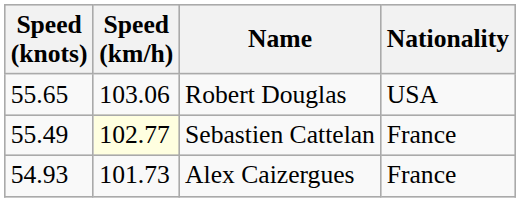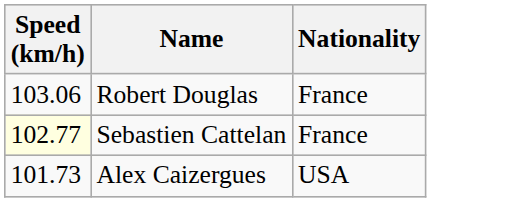- column: (49, 39)
(412, 94) USA -> (333, 94) France
(422, 175) France -> (324, 175) USA
